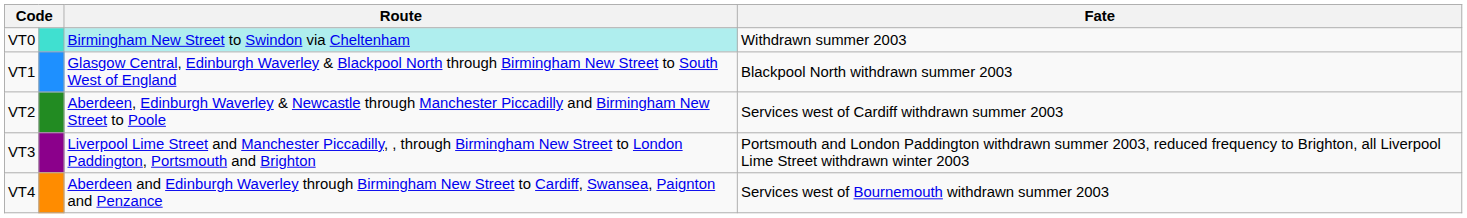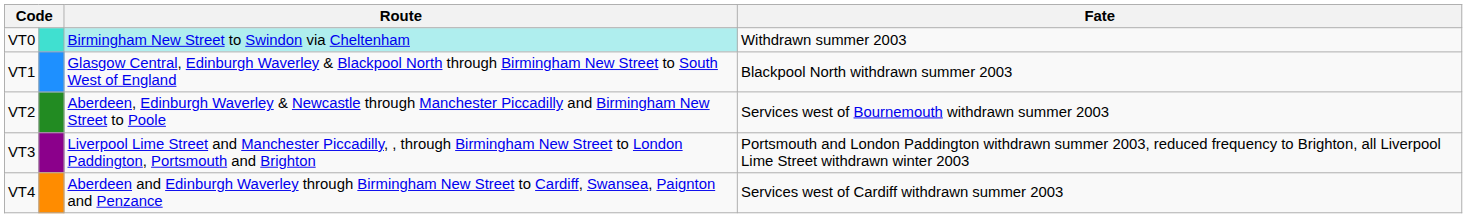(902, 112) Services west of Cardiff withdrawn summer 2003 -> (925, 112) Services west of Bournemouth withdrawn summer 2003
(925, 192) Services west of Bournemouth withdrawn summer 2003 -> (902, 192) Services west of Cardiff withdrawn summer 2003
